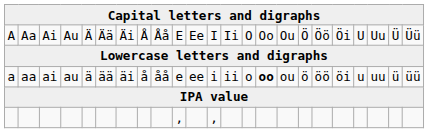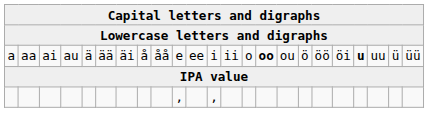- row: (29, 35)
(361, 76) normal -> (361, 56) bold
